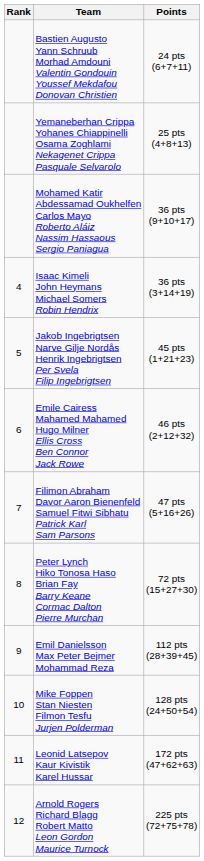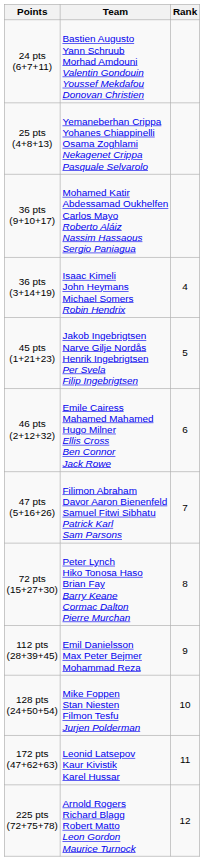columns swapped: (19, 12) <-> (172, 12)
